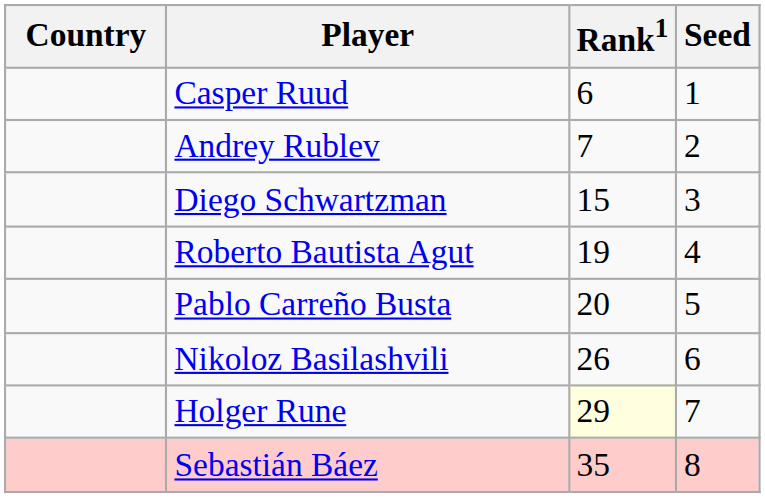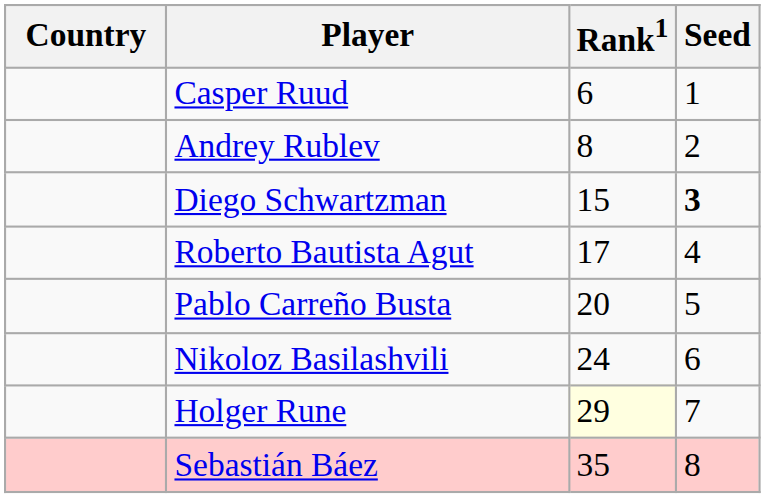(585, 146) 7 -> (585, 146) 8
(692, 199) normal -> (692, 199) bold
(593, 252) 19 -> (593, 252) 17
(593, 358) 26 -> (593, 358) 24
